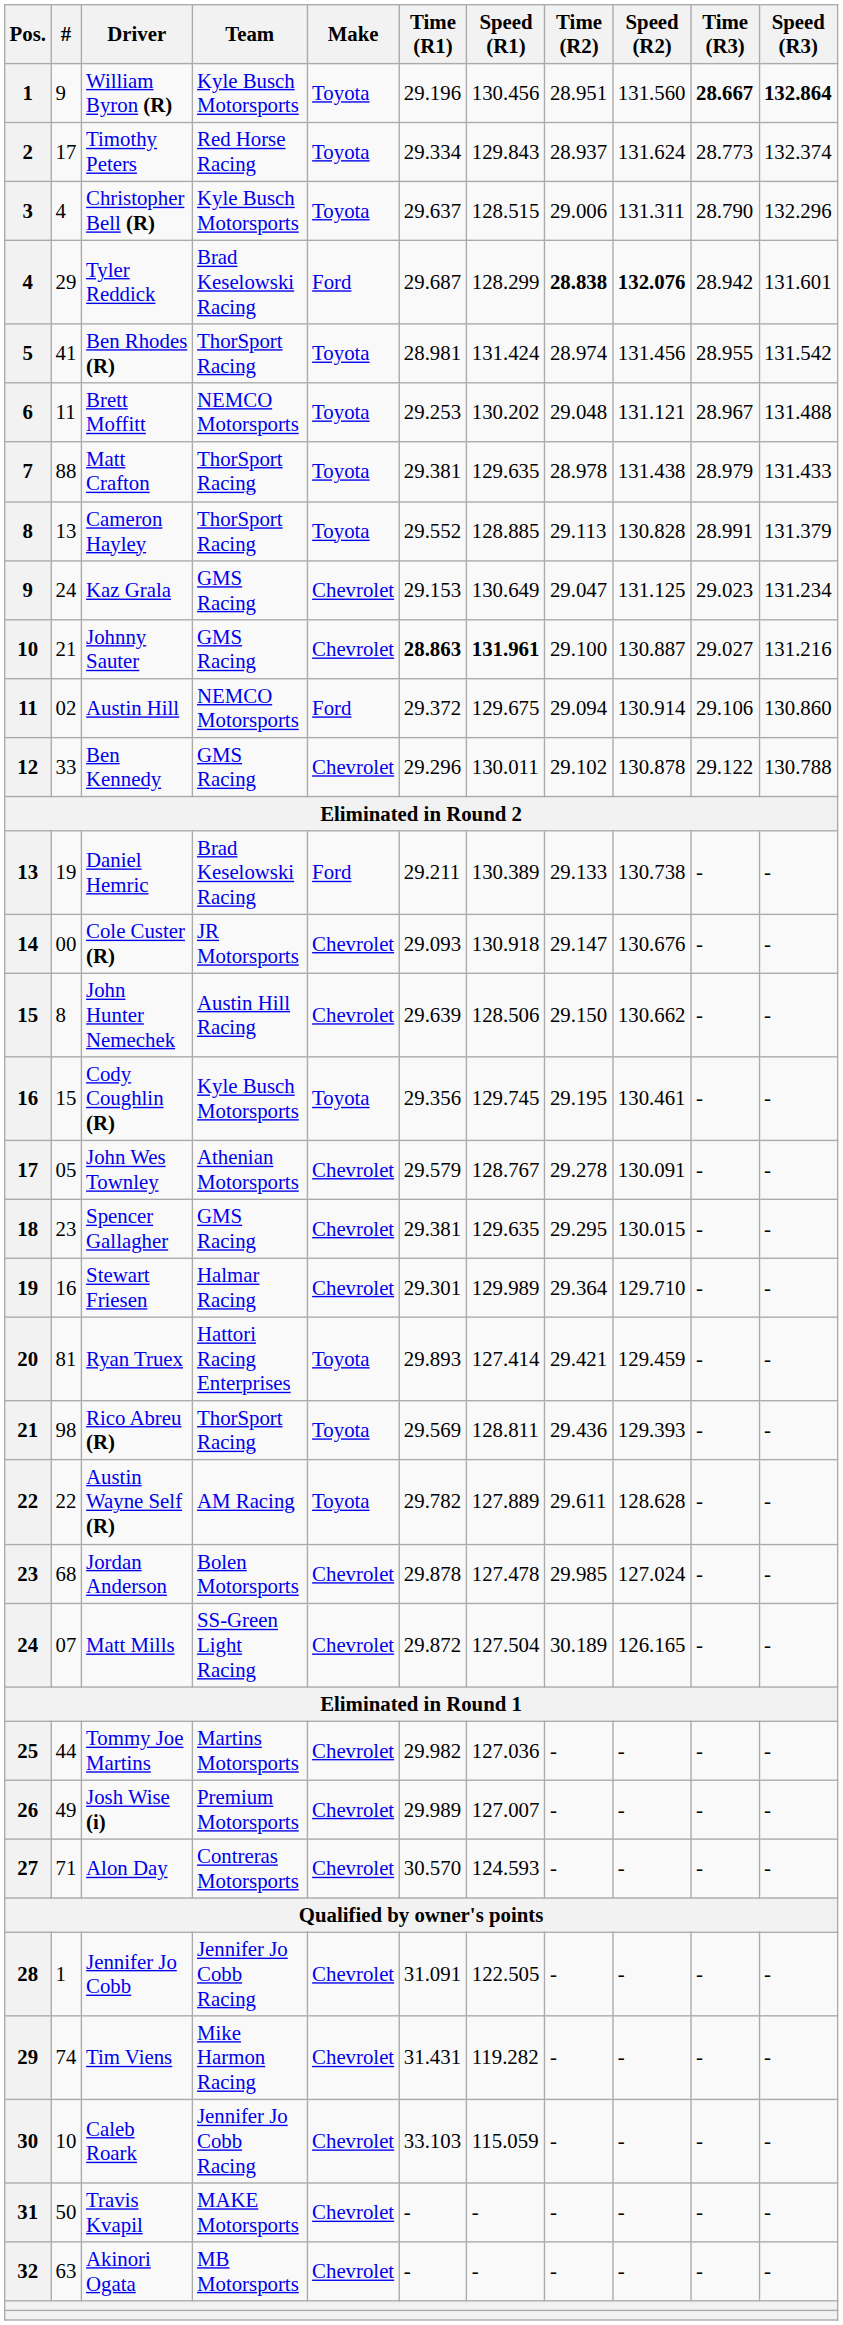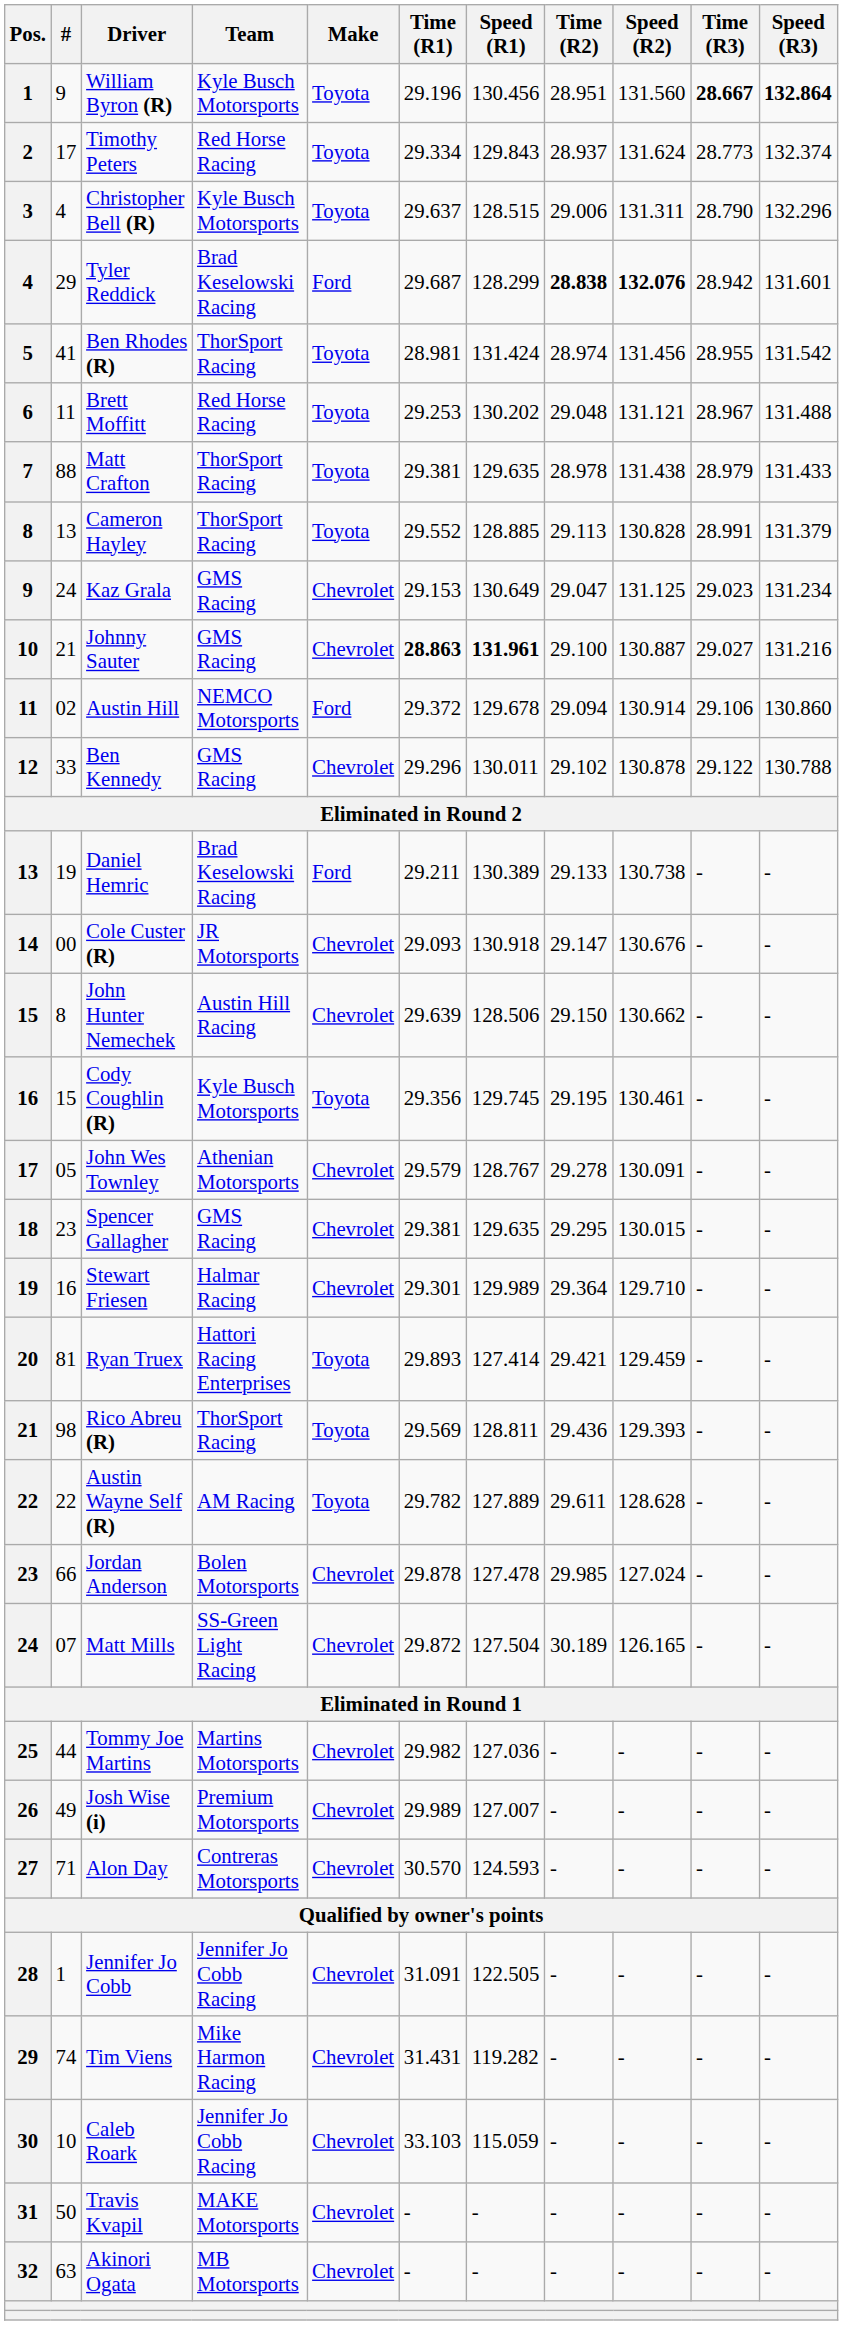(248, 412) NEMCO Motorsports -> (241, 412) Red Horse Racing
(506, 707) 129.675 -> (506, 707) 129.678
(66, 1573) 68 -> (66, 1573) 66
